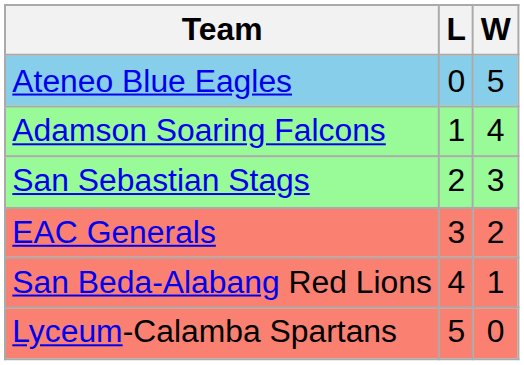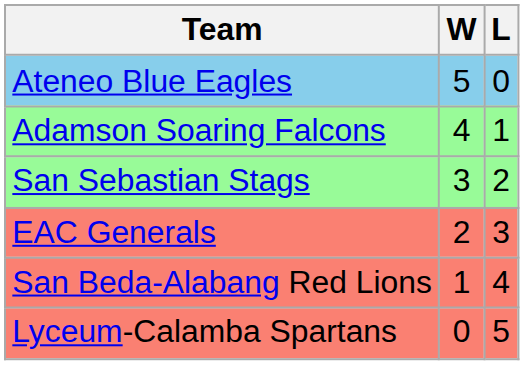columns swapped: (496, 29) <-> (456, 29)
